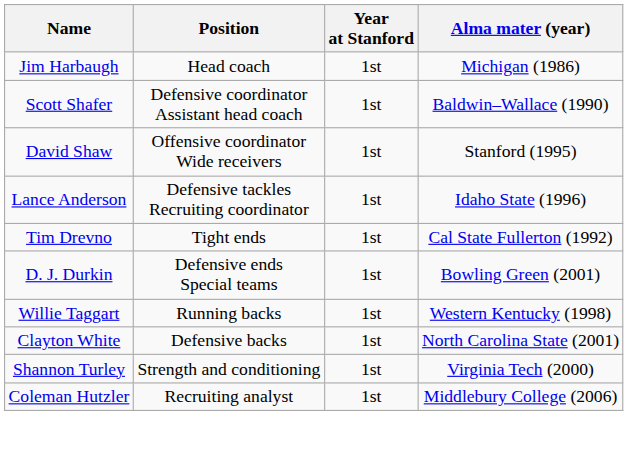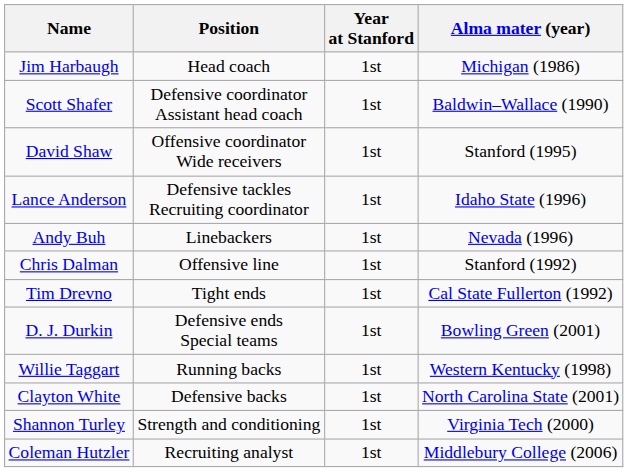+ row: (69, 237)
+ row: (69, 265)
